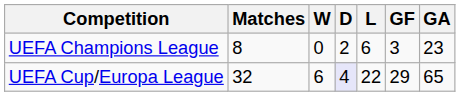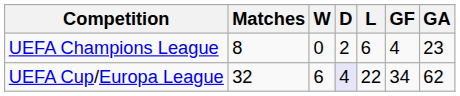(395, 47) 3 -> (395, 47) 4
(400, 76) 29 -> (400, 76) 34
(433, 76) 65 -> (433, 76) 62
